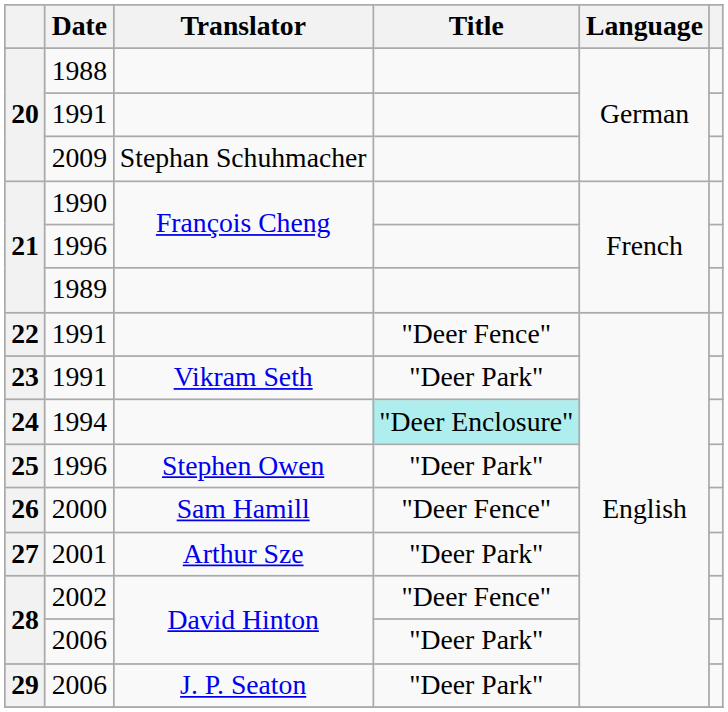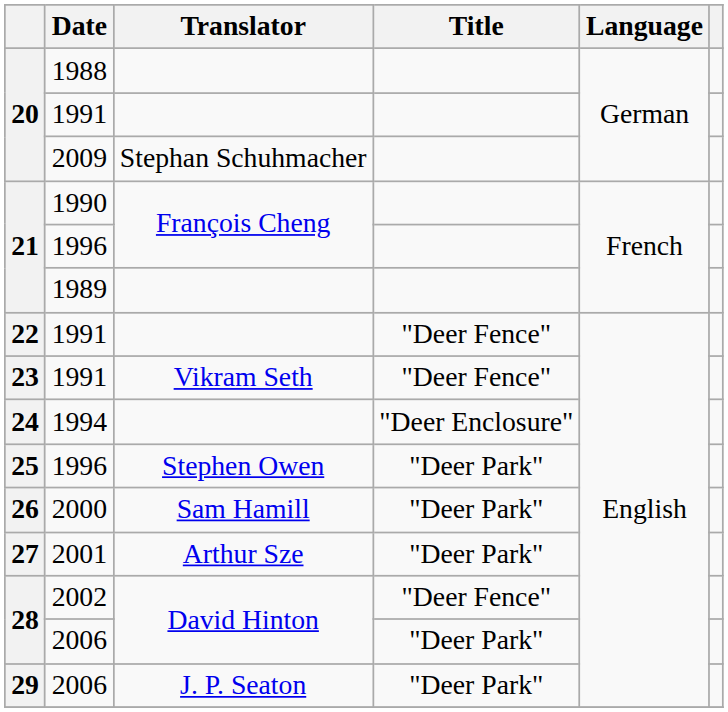(476, 377) "Deer Park" -> (476, 377) "Deer Fence"
(476, 421) paleturquoise background -> (476, 421) no background
(476, 509) "Deer Fence" -> (476, 509) "Deer Park"
